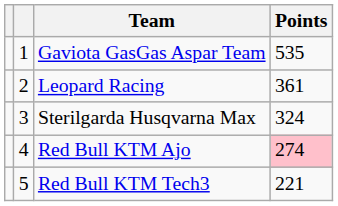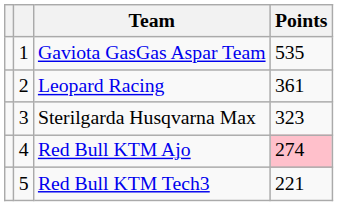(290, 117) 324 -> (290, 117) 323
